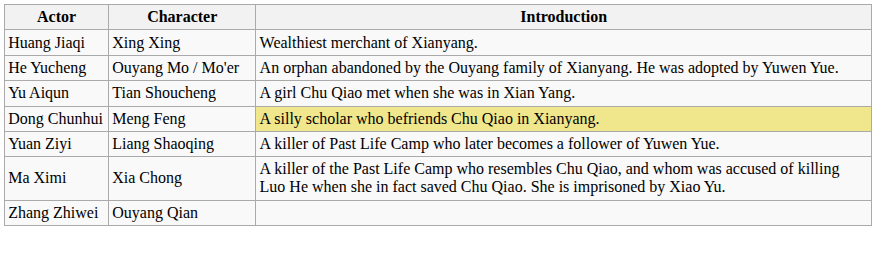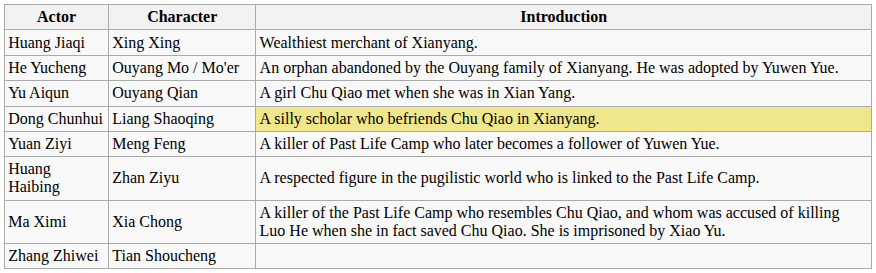(164, 93) Tian Shoucheng -> (155, 93) Ouyang Qian
(149, 118) Meng Feng -> (163, 118) Liang Shaoqing
(163, 144) Liang Shaoqing -> (149, 144) Meng Feng
+ row: (34, 178)
(155, 212) Ouyang Qian -> (164, 256) Tian Shoucheng
